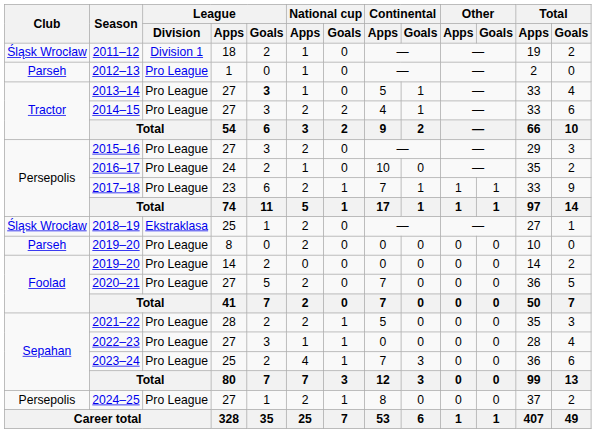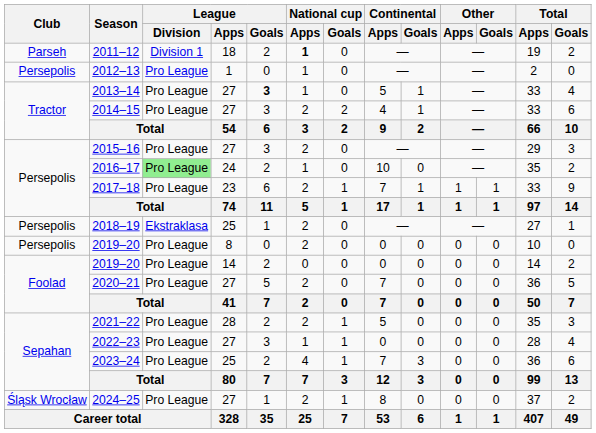(47, 52) Śląsk Wrocław -> (47, 52) Parseh
(305, 52) normal -> (305, 52) bold
(47, 71) Parseh -> (47, 71) Persepolis
(177, 168) no background -> (177, 168) lightgreen background
(47, 226) Śląsk Wrocław -> (47, 226) Persepolis
(47, 245) Parseh -> (47, 245) Persepolis
(47, 399) Persepolis -> (47, 399) Śląsk Wrocław
